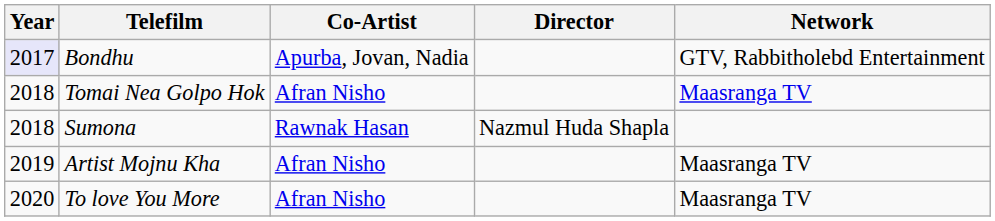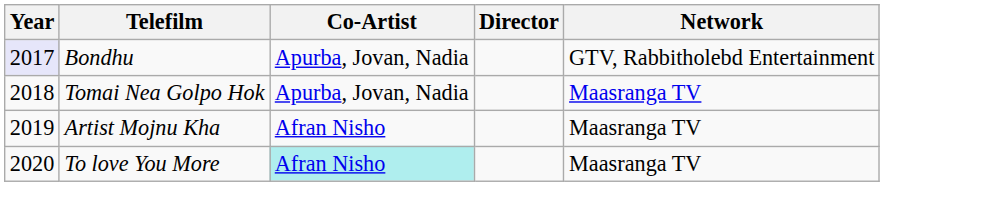(330, 92) Afran Nisho -> (372, 92) Apurba, Jovan, Nadia
- row: (100, 127)
(330, 198) no background -> (330, 163) paleturquoise background
